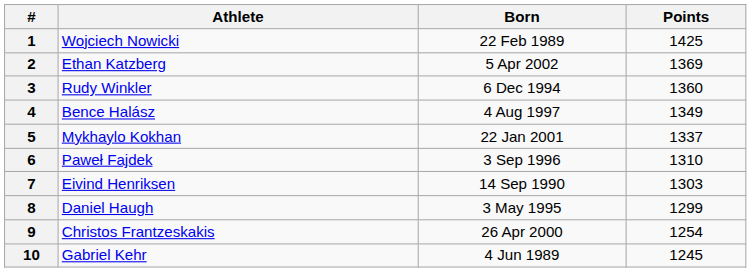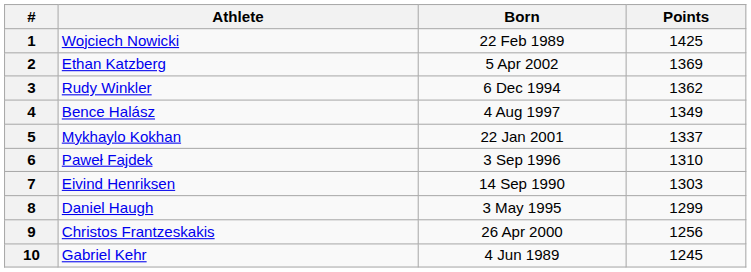(686, 89) 1360 -> (686, 89) 1362
(686, 232) 1254 -> (686, 232) 1256
